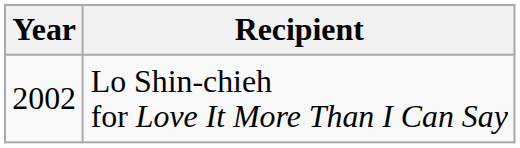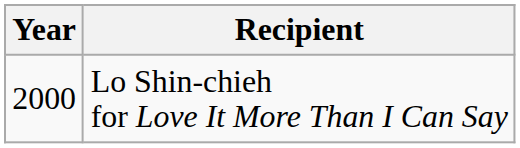(44, 98) 2002 -> (44, 98) 2000
